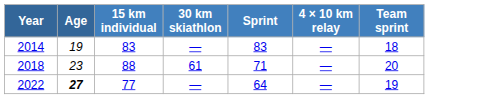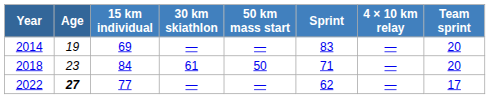+ column: (260, 21)
(129, 47) 83 -> (125, 47) 69
(392, 47) 18 -> (454, 47) 20
(129, 66) 88 -> (125, 66) 84
(260, 85) 64 -> (327, 85) 62
(392, 85) 19 -> (454, 85) 17
